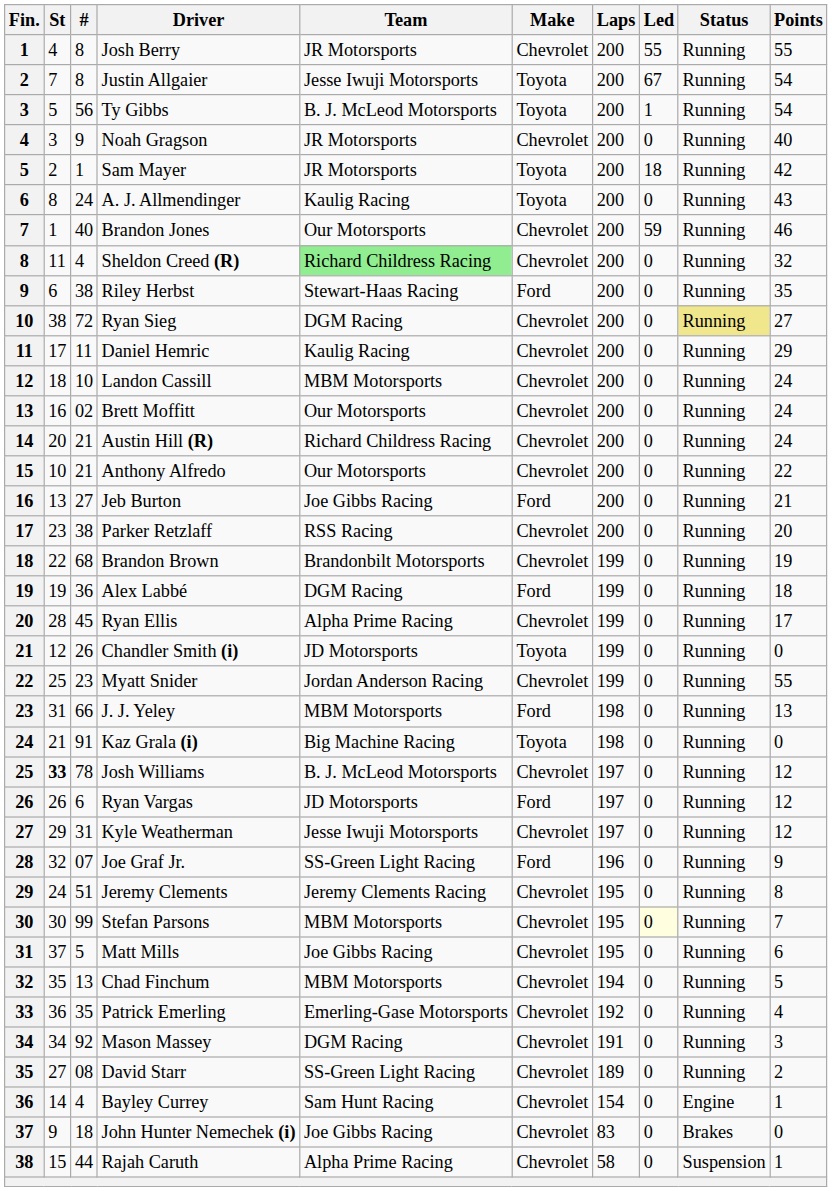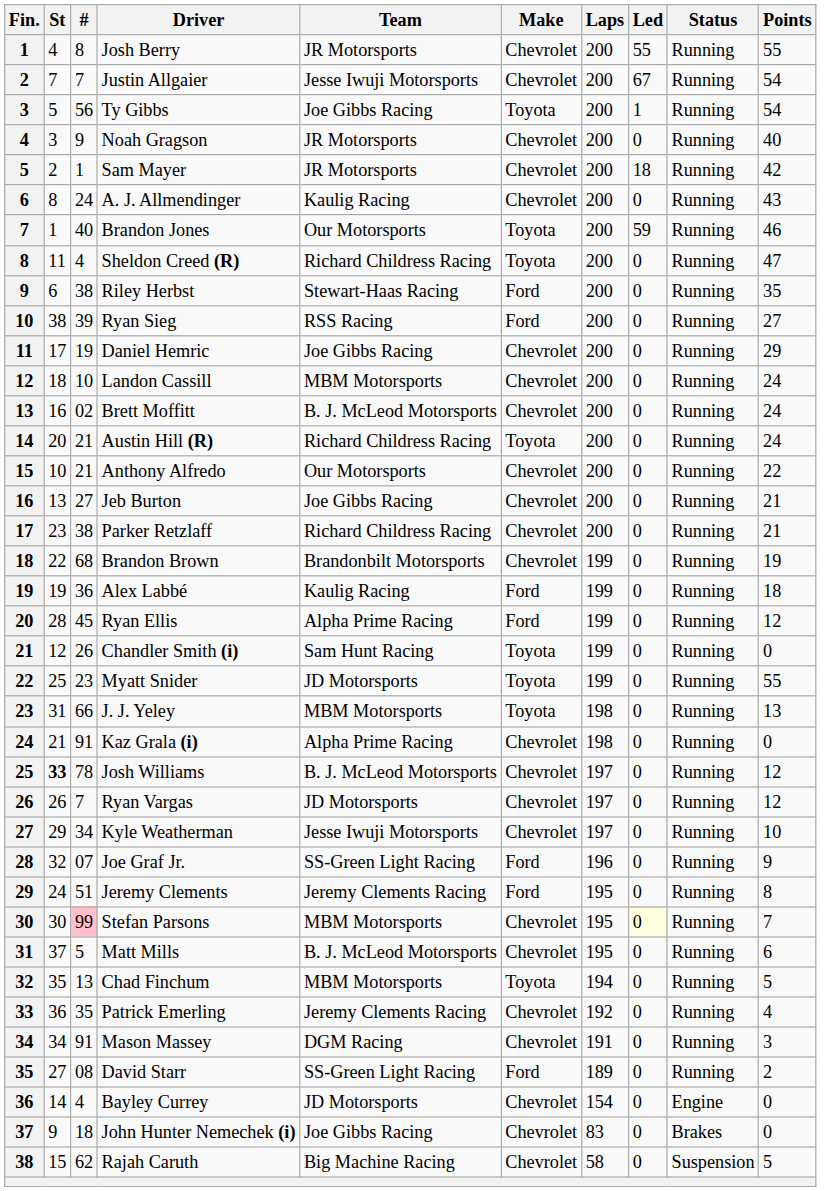(79, 79) 8 -> (79, 79) 7
(542, 79) Toyota -> (541, 79) Chevrolet
(400, 109) B. J. McLeod Motorsports -> (368, 109) Joe Gibbs Racing
(542, 170) Toyota -> (541, 170) Chevrolet
(542, 200) Toyota -> (541, 200) Chevrolet
(552, 230) Chevrolet -> (530, 230) Toyota
(398, 260) lightgreen background -> (398, 260) no background
(552, 260) Chevrolet -> (530, 260) Toyota
(783, 260) 32 -> (772, 260) 47
(84, 320) 72 -> (84, 320) 39
(353, 320) DGM Racing -> (348, 320) RSS Racing
(552, 320) Chevrolet -> (523, 320) Ford
(714, 320) khaki background -> (703, 320) no background
(84, 350) 11 -> (84, 350) 19
(357, 350) Kaulig Racing -> (368, 350) Joe Gibbs Racing
(365, 410) Our Motorsports -> (400, 410) B. J. McLeod Motorsports
(552, 440) Chevrolet -> (530, 440) Toyota
(534, 500) Ford -> (541, 500) Chevrolet
(348, 531) RSS Racing -> (398, 531) Richard Childress Racing
(783, 531) 20 -> (772, 531) 21
(353, 591) DGM Racing -> (357, 591) Kaulig Racing
(552, 621) Chevrolet -> (523, 621) Ford
(783, 621) 17 -> (772, 621) 12
(361, 651) JD Motorsports -> (369, 651) Sam Hunt Racing
(394, 681) Jordan Anderson Racing -> (361, 681) JD Motorsports
(552, 681) Chevrolet -> (530, 681) Toyota
(534, 711) Ford -> (530, 711) Toyota
(379, 741) Big Machine Racing -> (378, 741) Alpha Prime Racing
(542, 741) Toyota -> (541, 741) Chevrolet
(79, 801) 6 -> (79, 801) 7
(534, 801) Ford -> (541, 801) Chevrolet
(84, 831) 31 -> (84, 831) 34
(783, 831) 12 -> (772, 831) 10
(552, 891) Chevrolet -> (523, 891) Ford
(84, 921) no background -> (84, 921) pink background
(368, 952) Joe Gibbs Racing -> (400, 952) B. J. McLeod Motorsports
(552, 982) Chevrolet -> (530, 982) Toyota
(406, 1012) Emerling-Gase Motorsports -> (395, 1012) Jeremy Clements Racing
(84, 1042) 92 -> (84, 1042) 91
(552, 1072) Chevrolet -> (523, 1072) Ford
(369, 1102) Sam Hunt Racing -> (361, 1102) JD Motorsports
(779, 1102) 1 -> (768, 1102) 0
(84, 1162) 44 -> (84, 1162) 62
(378, 1162) Alpha Prime Racing -> (379, 1162) Big Machine Racing
(779, 1162) 1 -> (768, 1162) 5
